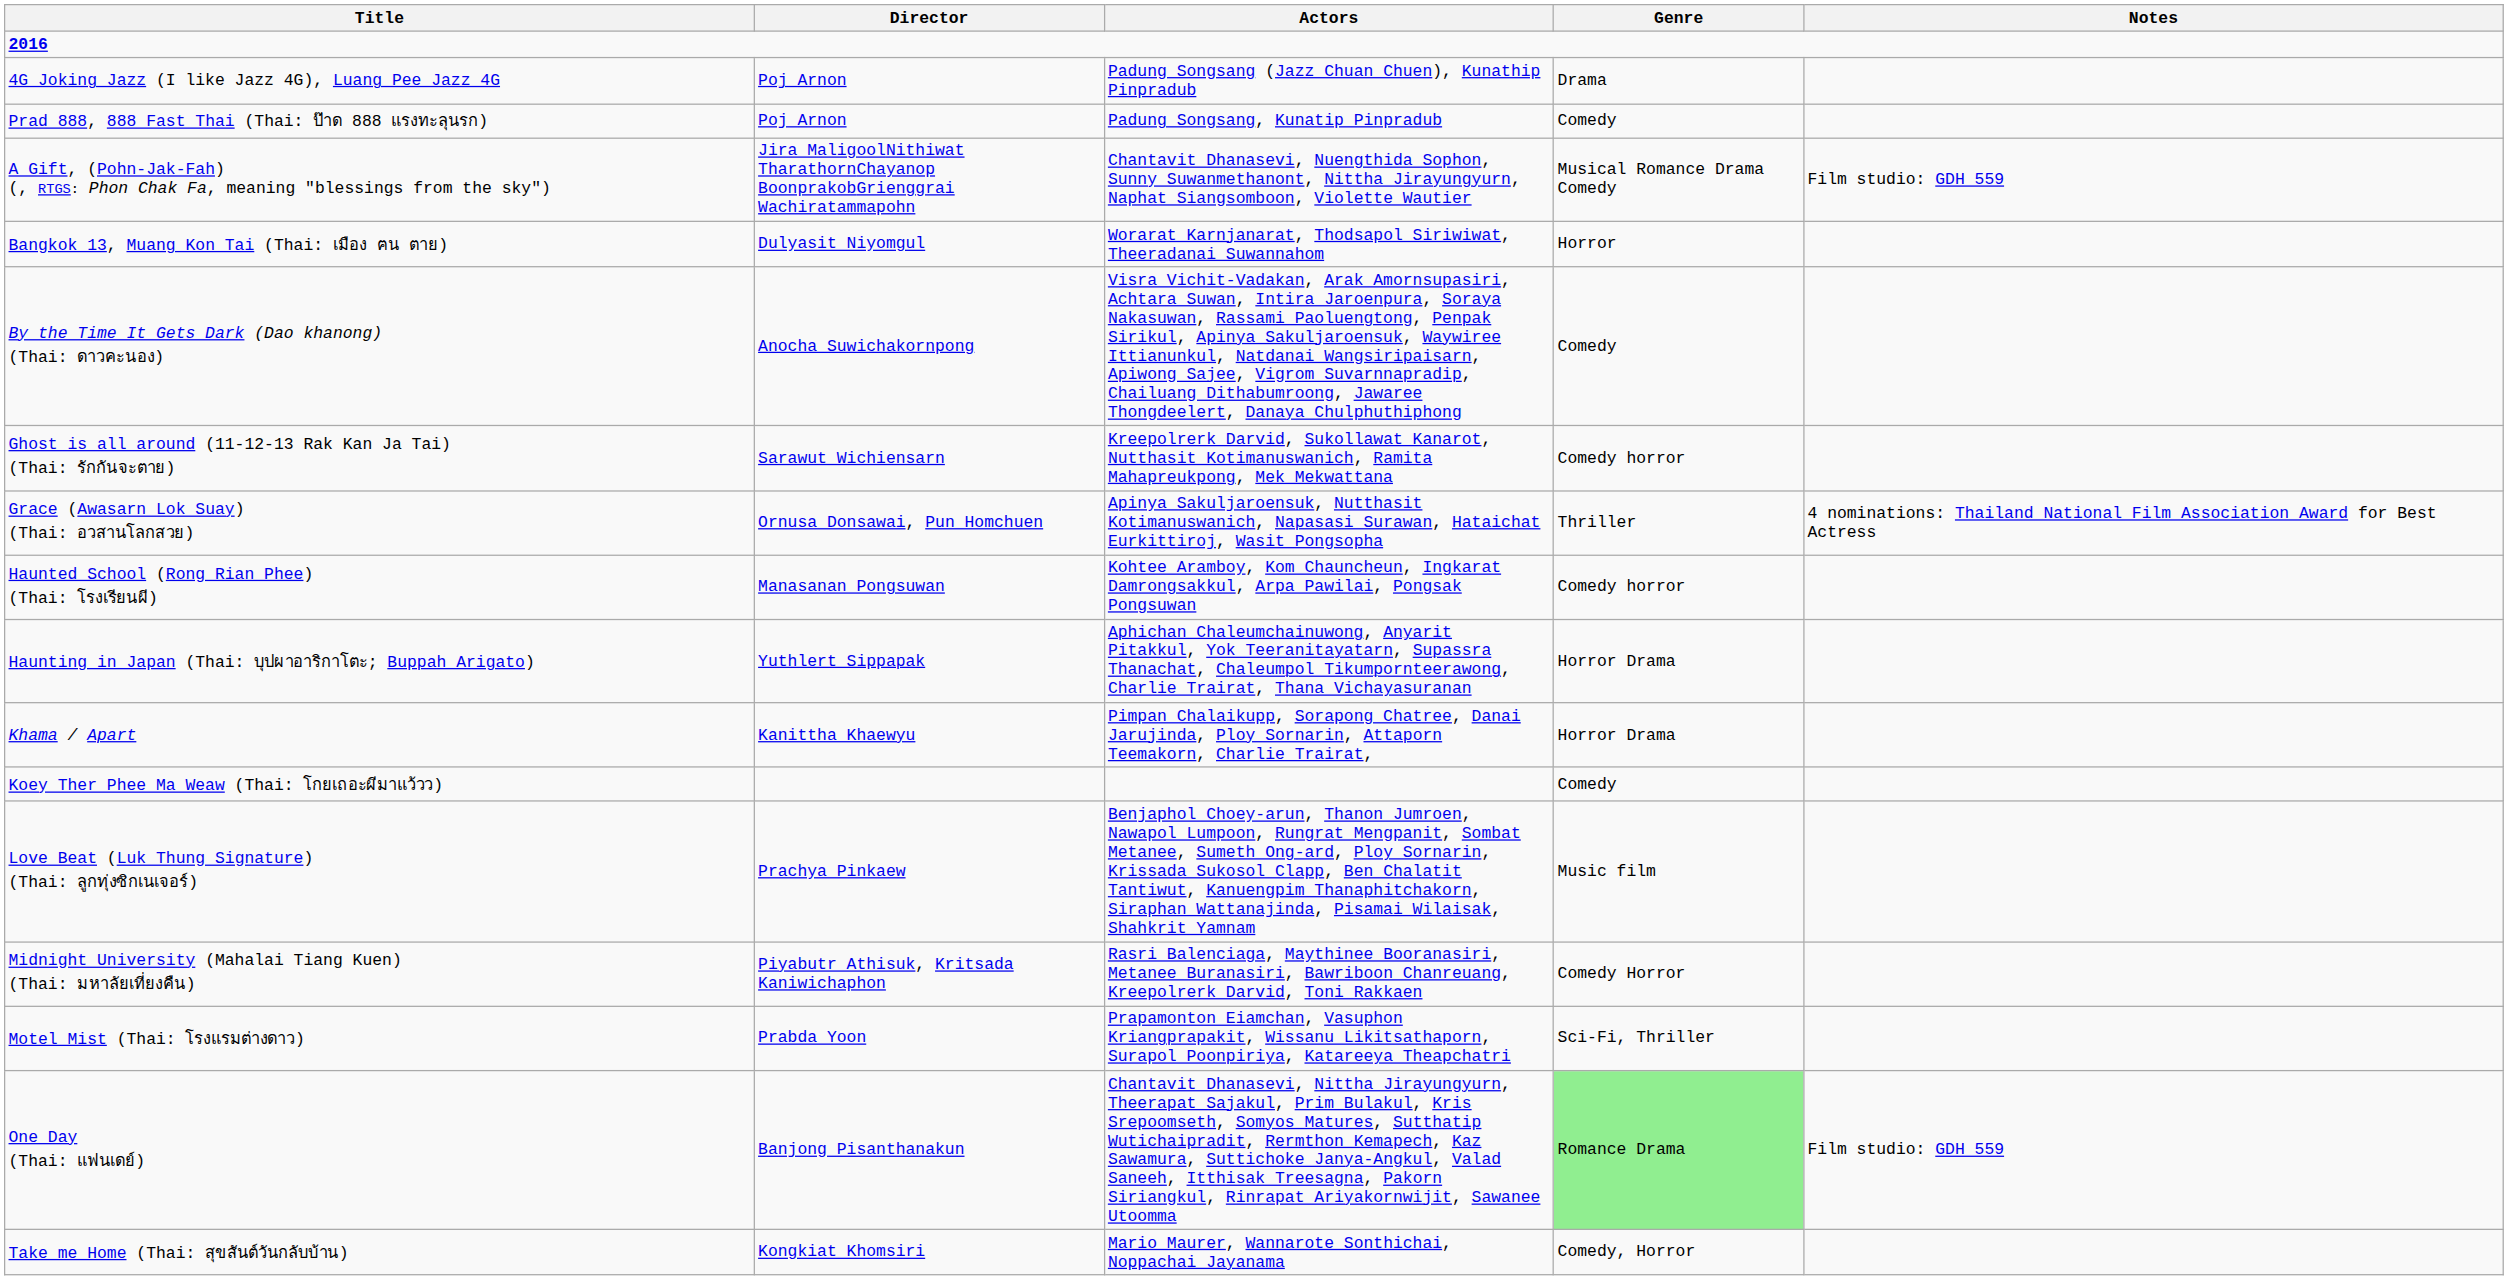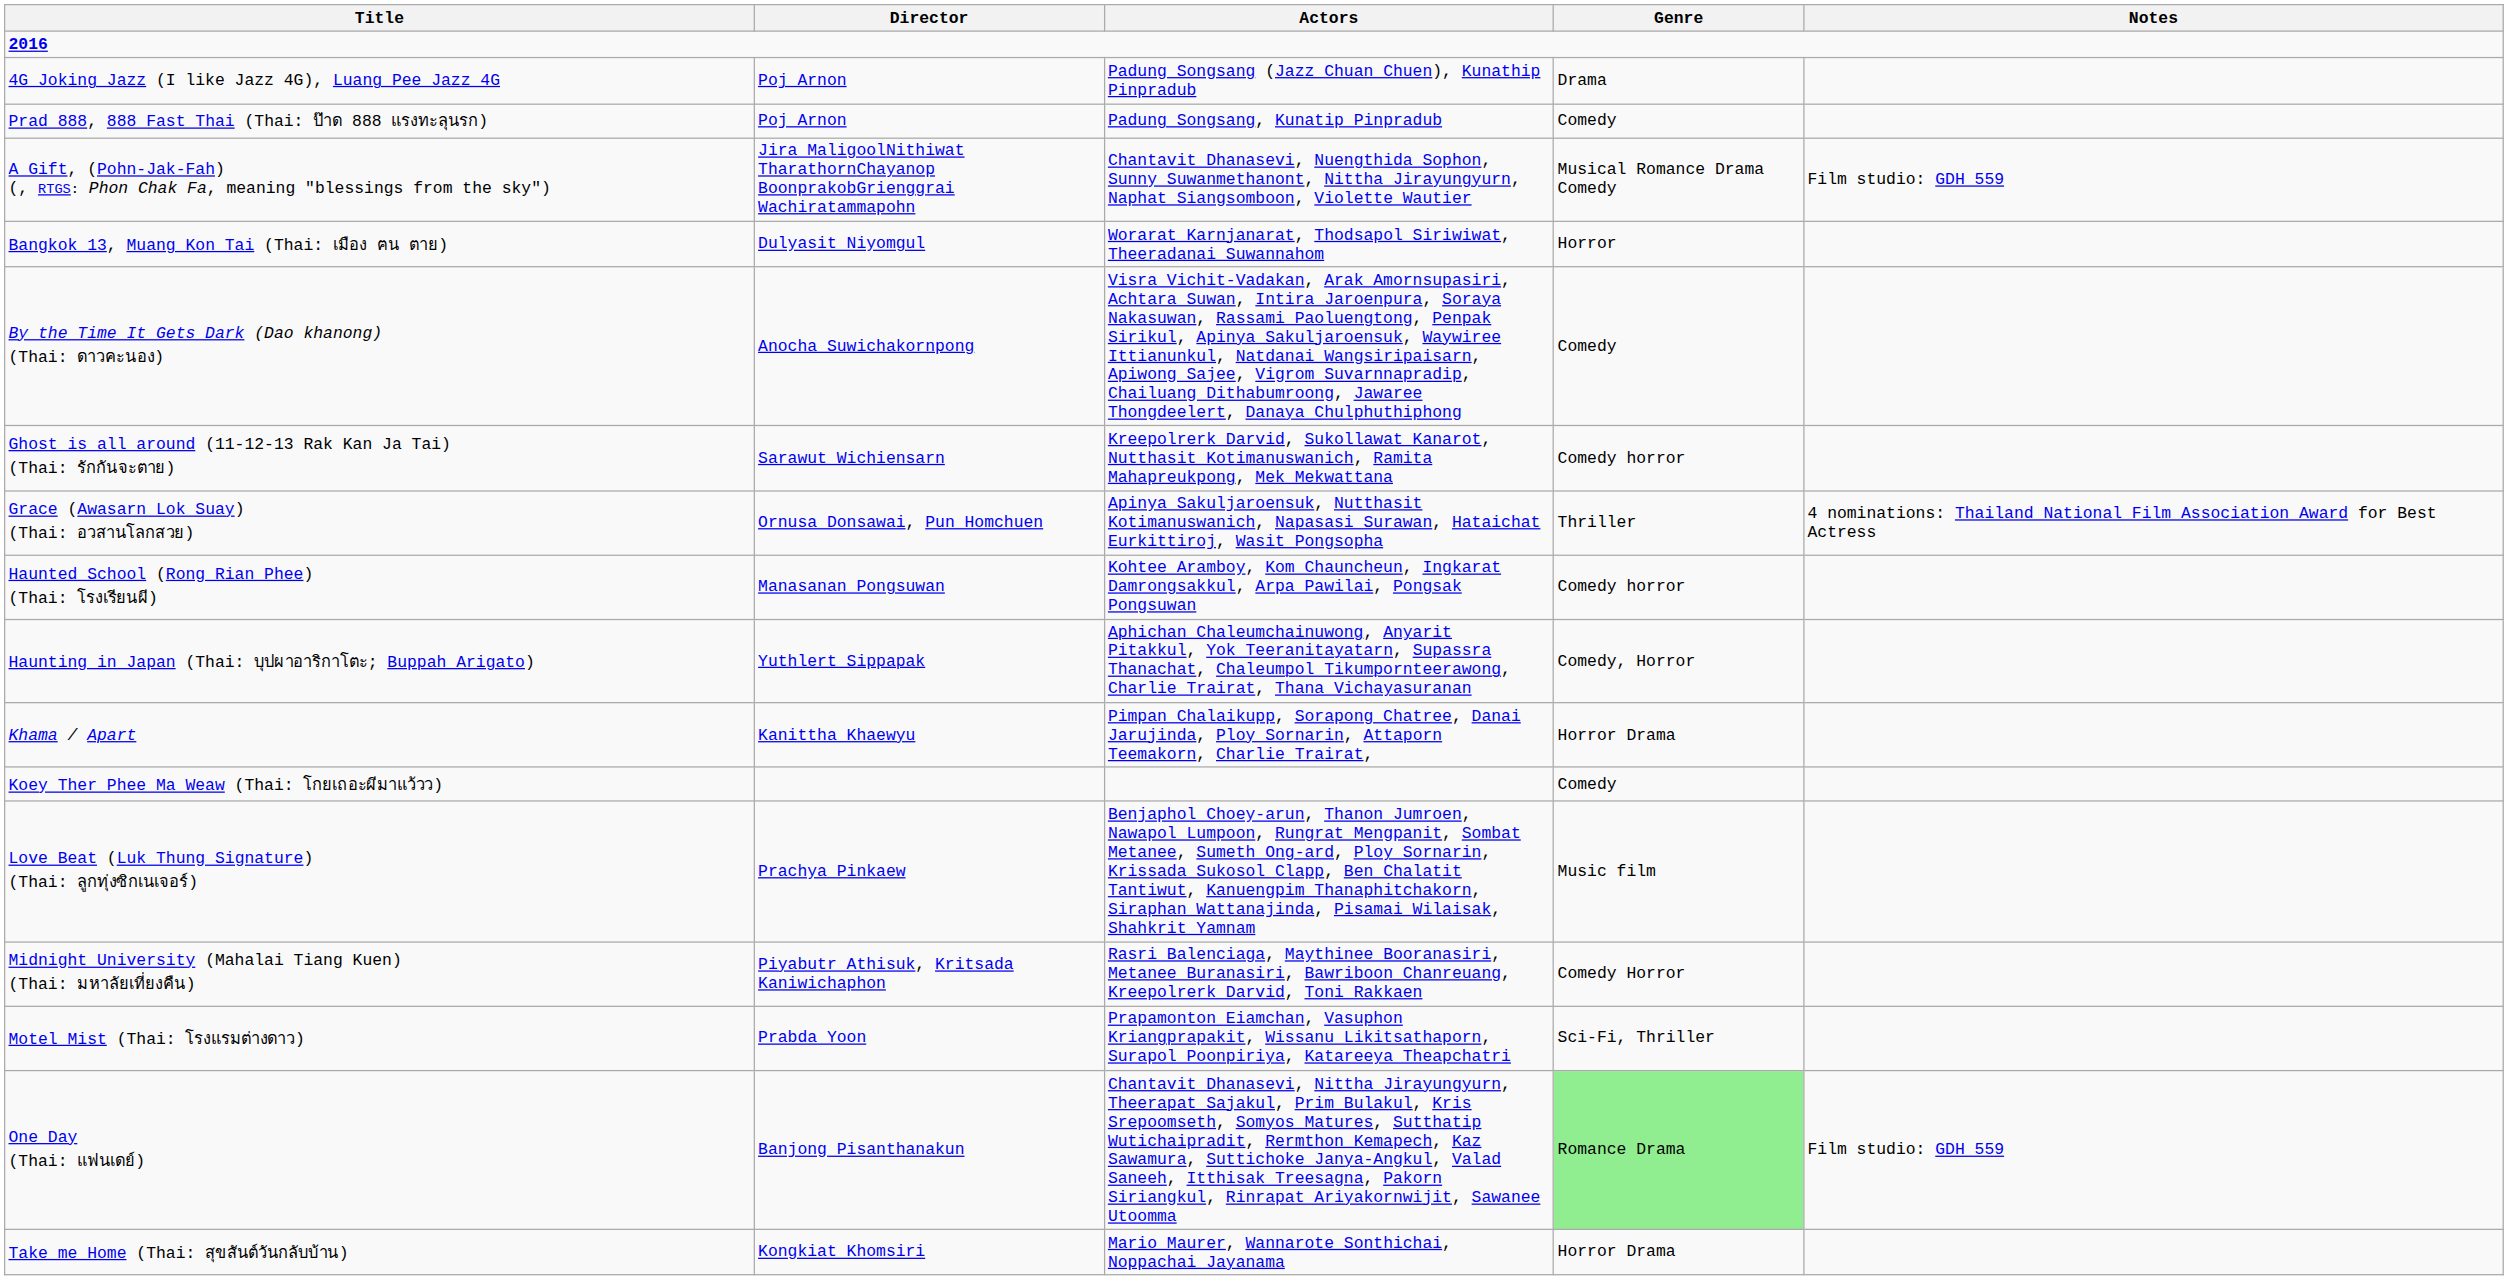(1617, 661) Horror Drama -> (1626, 661) Comedy, Horror
(1626, 1252) Comedy, Horror -> (1617, 1252) Horror Drama
